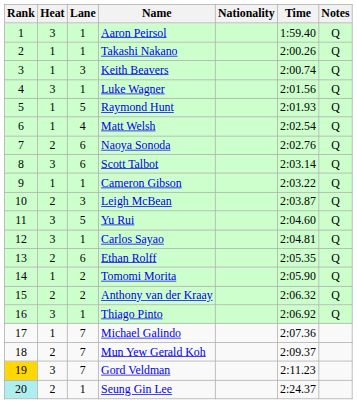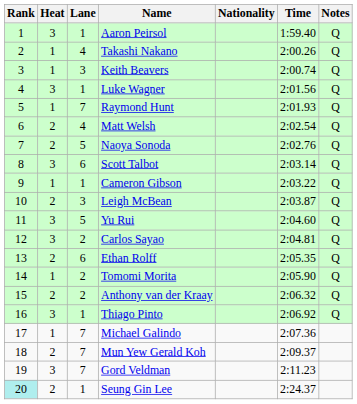(83, 51) 1 -> (83, 51) 4
(83, 107) 5 -> (83, 107) 7
(52, 126) 1 -> (52, 126) 2
(83, 145) 6 -> (83, 145) 5
(83, 239) 1 -> (83, 239) 2
(21, 370) gold background -> (21, 370) no background
